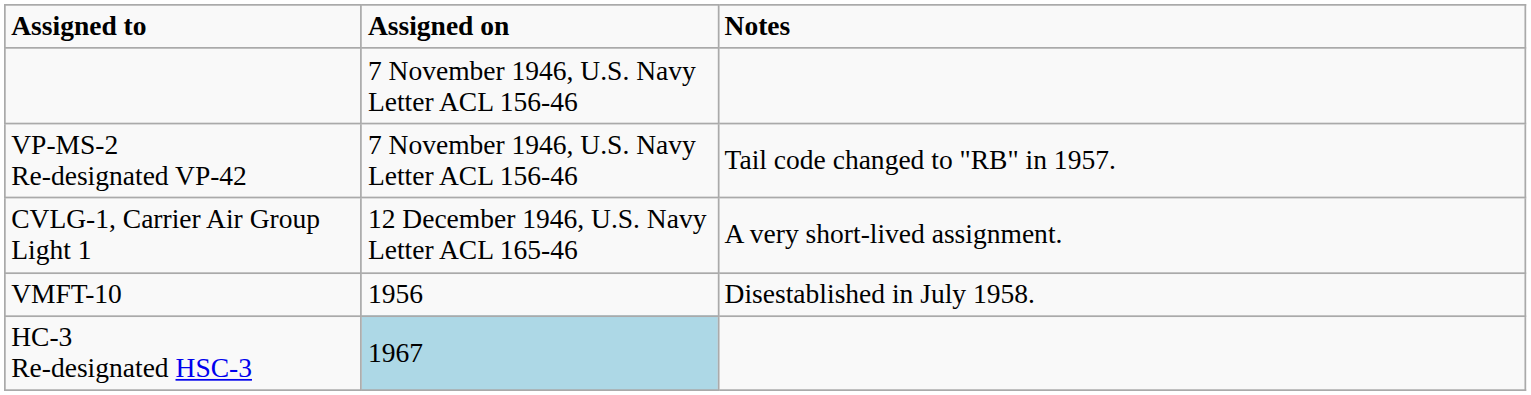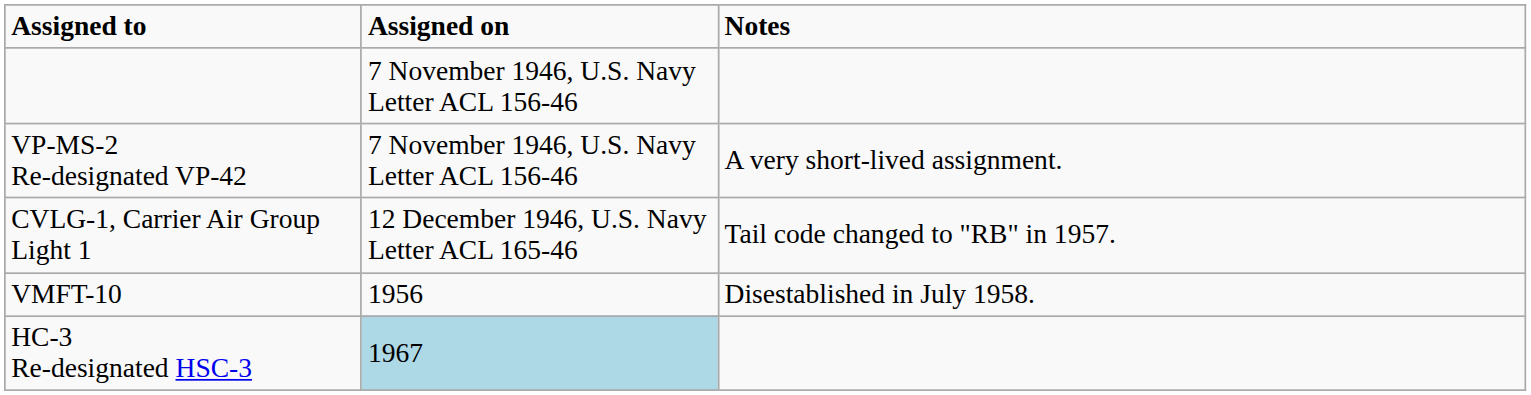(920, 160) Tail code changed to "RB" in 1957. -> (893, 160) A very short-lived assignment.
(893, 234) A very short-lived assignment. -> (920, 234) Tail code changed to "RB" in 1957.
